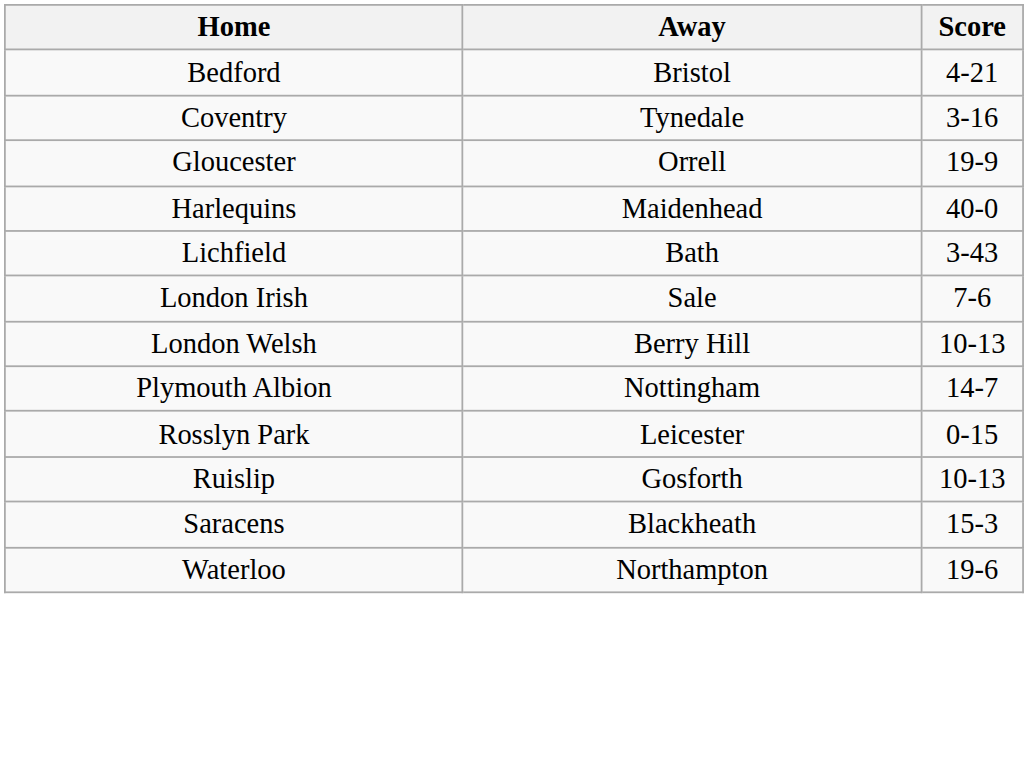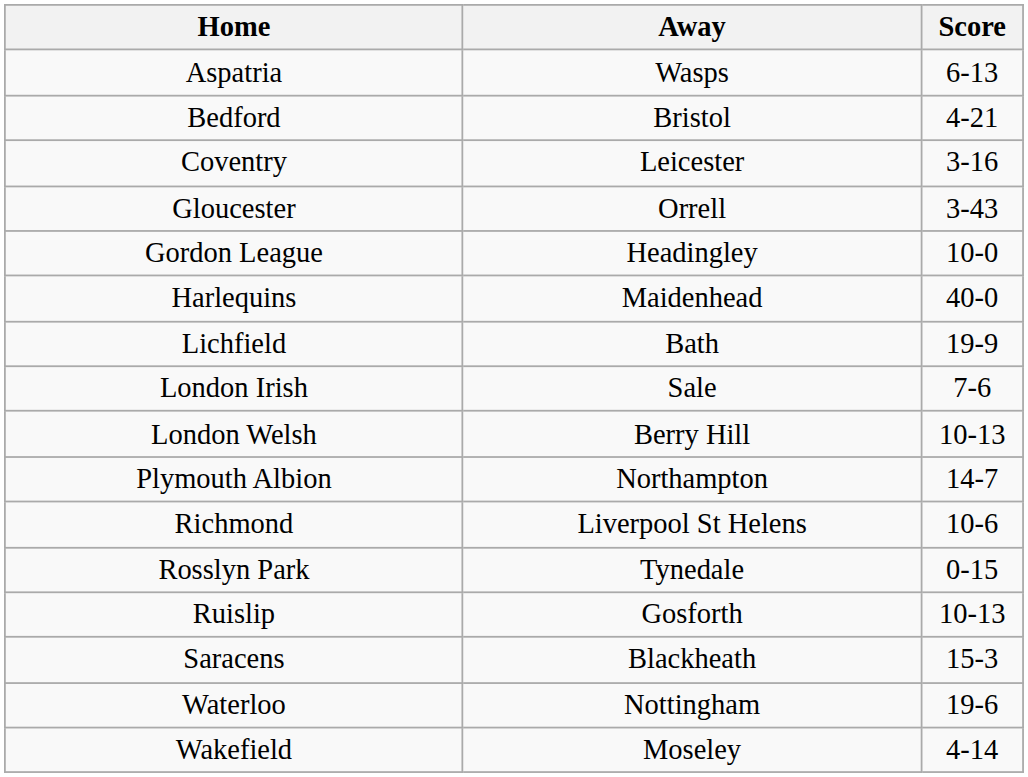+ row: (234, 72)
(692, 117) Tynedale -> (692, 162) Leicester
(972, 162) 19-9 -> (972, 207) 3-43
+ row: (234, 252)
(972, 252) 3-43 -> (972, 343) 19-9
(692, 388) Nottingham -> (692, 478) Northampton
+ row: (234, 523)
(692, 433) Leicester -> (692, 569) Tynedale
(692, 569) Northampton -> (692, 704) Nottingham
+ row: (234, 749)
